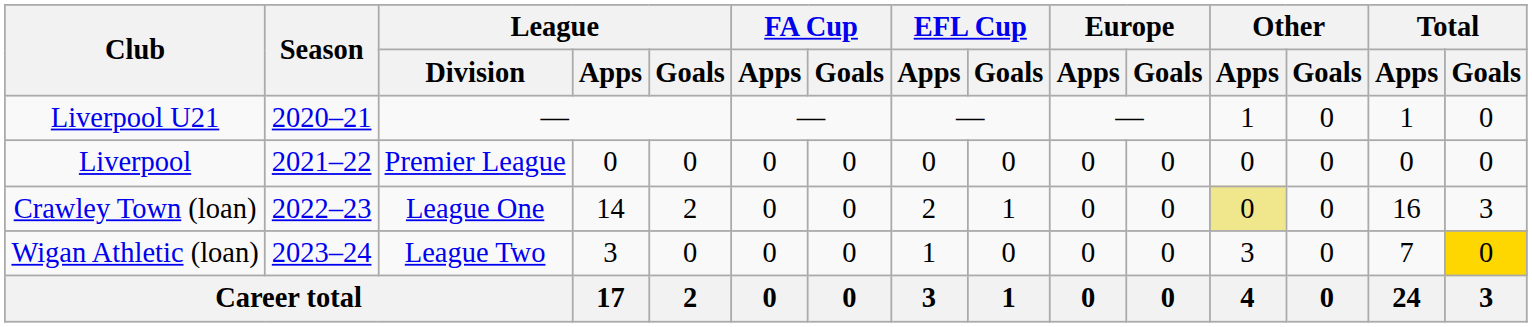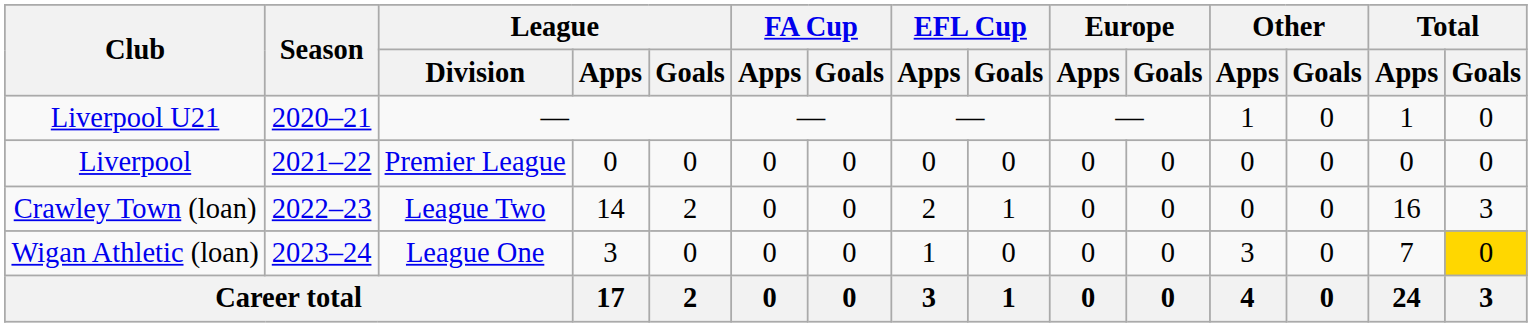(475, 207) League One -> (475, 207) League Two
(1247, 207) khaki background -> (1247, 207) no background
(475, 252) League Two -> (475, 252) League One
